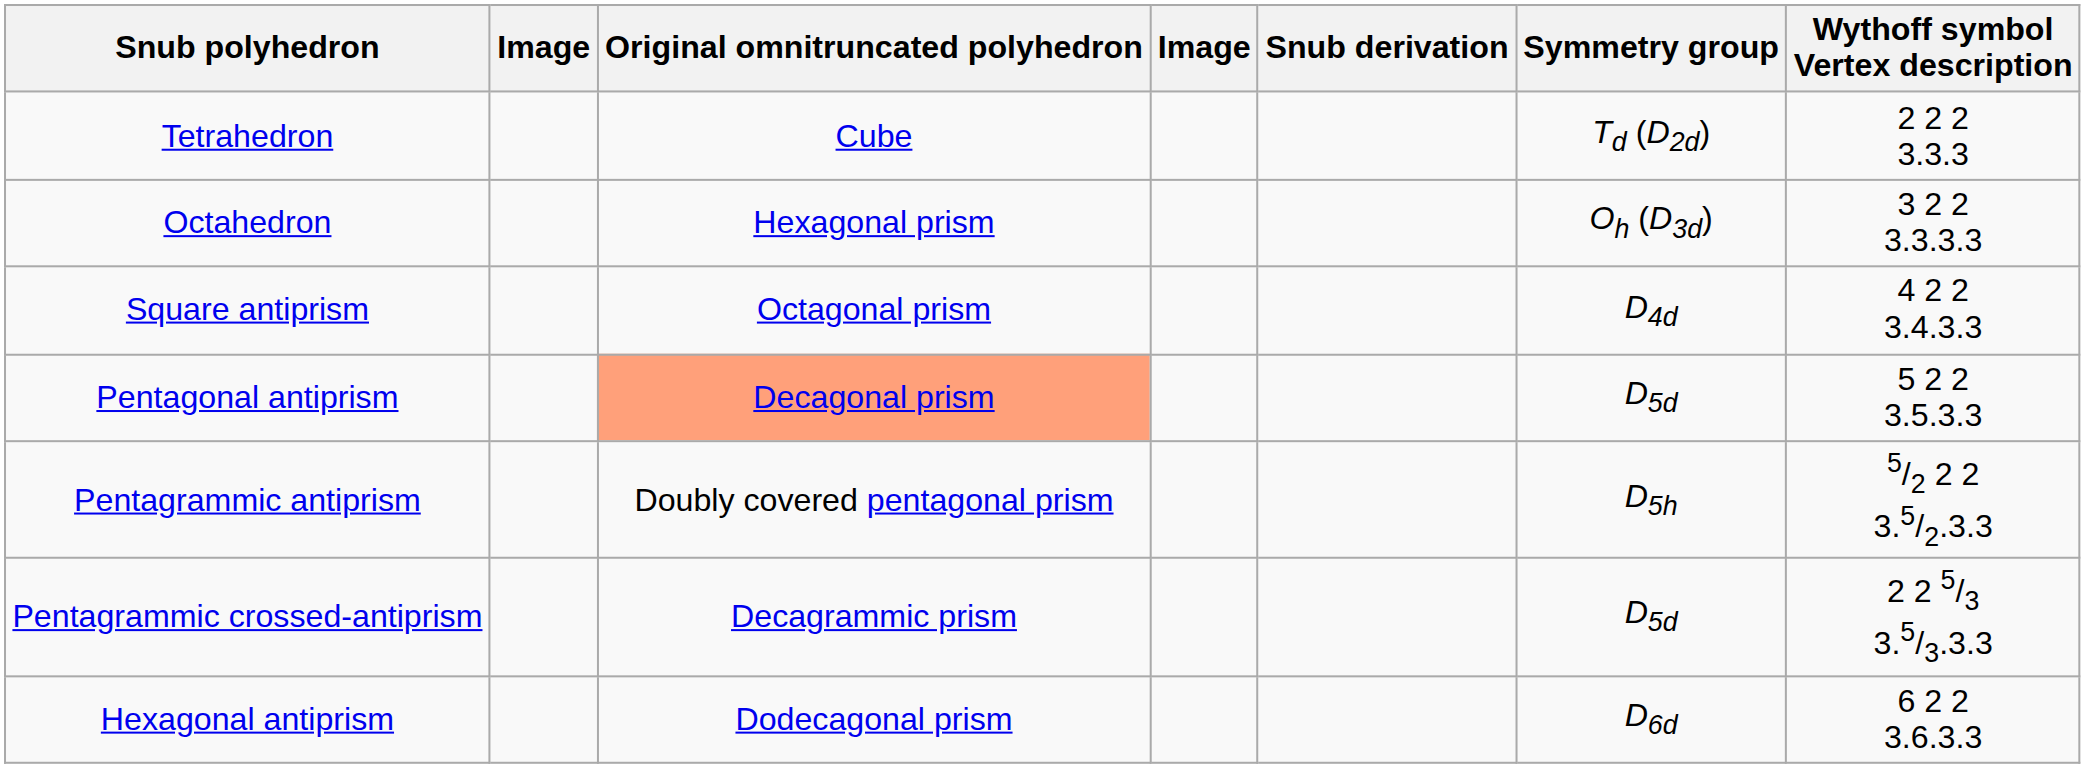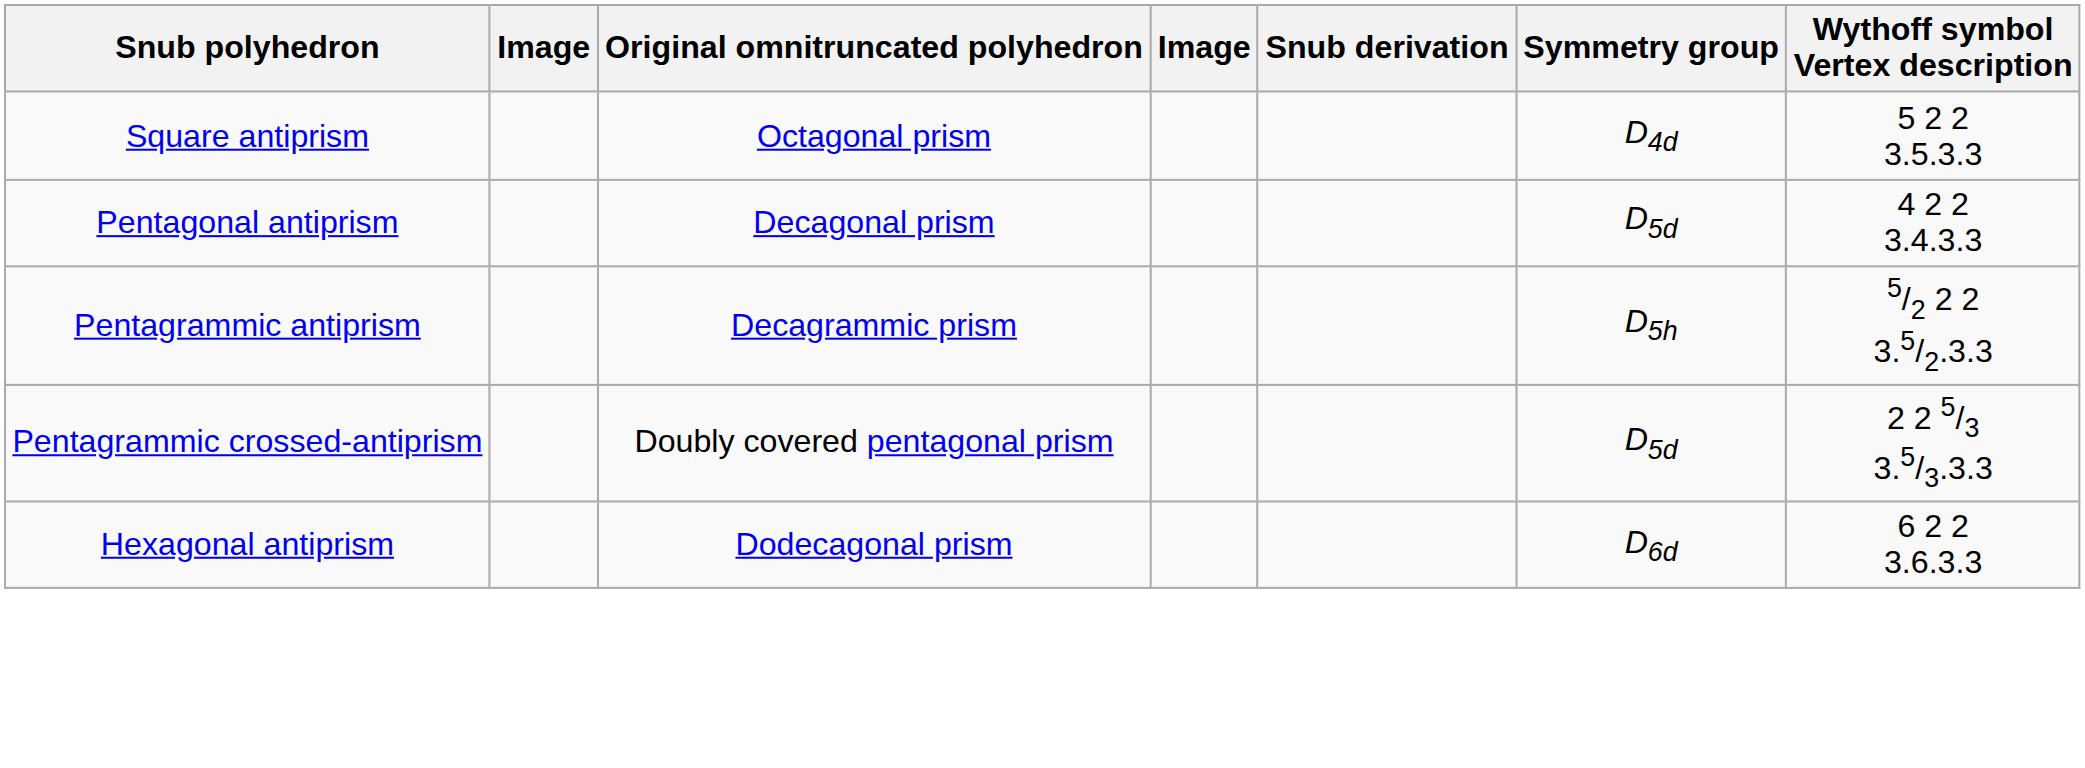- row: (247, 135)
- row: (247, 222)
(1933, 309) 4 2 2 3.4.3.3 -> (1933, 135) 5 2 2 3.5.3.3
(874, 396) lightsalmon background -> (874, 222) no background
(1933, 396) 5 2 2 3.5.3.3 -> (1933, 222) 4 2 2 3.4.3.3
(874, 499) Doubly covered pentagonal prism -> (874, 324) Decagrammic prism
(874, 616) Decagrammic prism -> (874, 442) Doubly covered pentagonal prism
